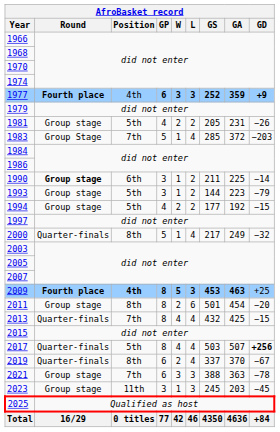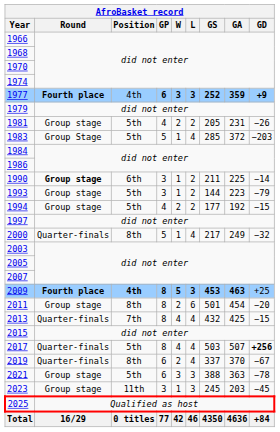(134, 137) 7th -> (134, 137) 5th
(134, 375) 7th -> (134, 375) 5th
